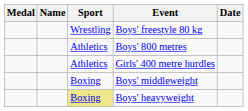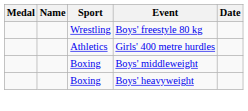- row: (151, 47)
(85, 98) khaki background -> (85, 81) no background
